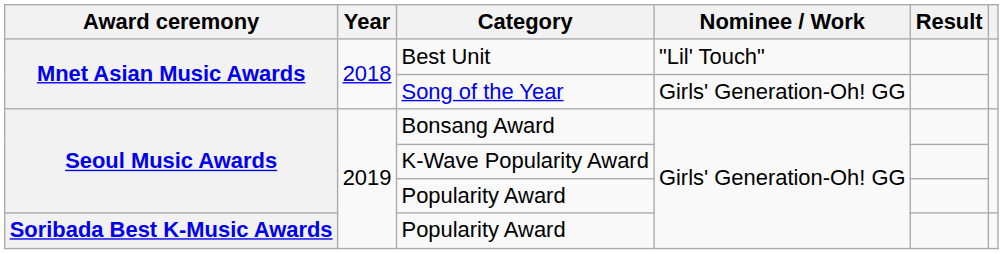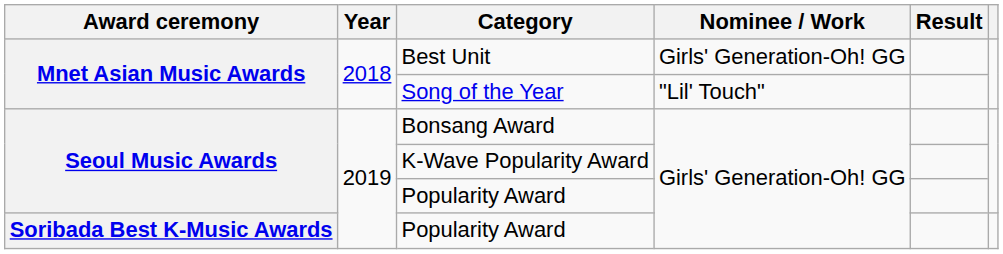(712, 56) "Lil' Touch" -> (782, 56) Girls' Generation-Oh! GG
(782, 91) Girls' Generation-Oh! GG -> (712, 91) "Lil' Touch"
